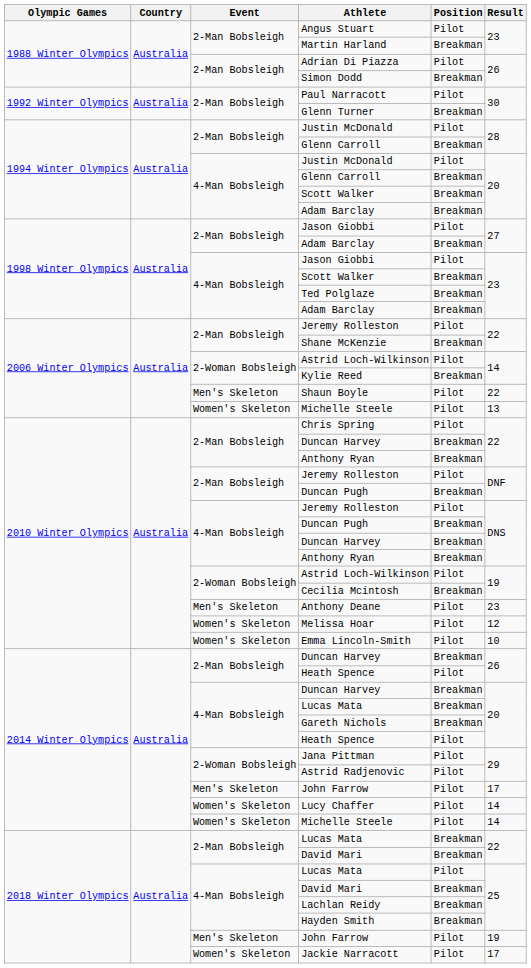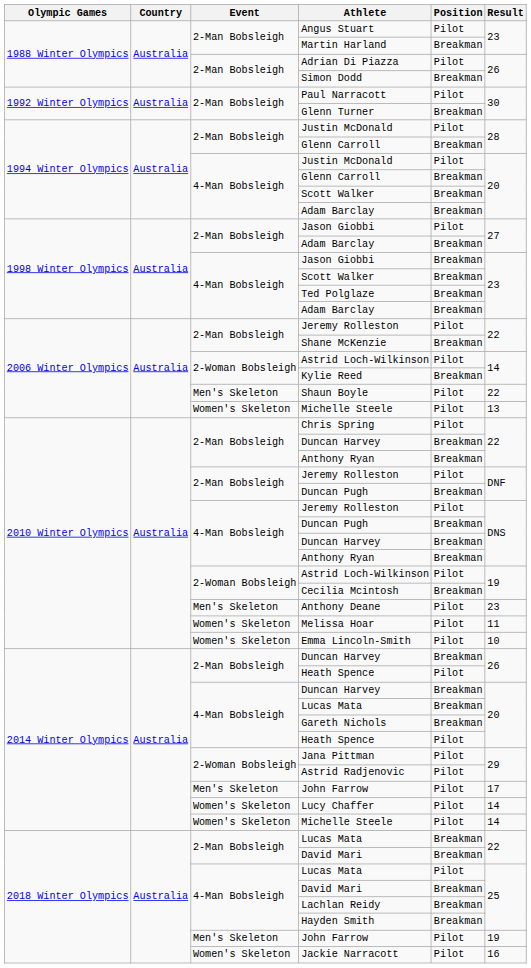(449, 261) Pilot -> (458, 261) Breakman
(493, 624) 12 -> (493, 624) 11
(493, 955) 17 -> (493, 955) 16
